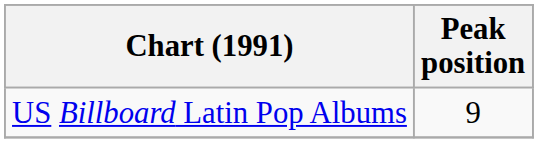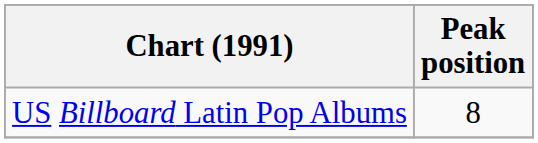(473, 112) 9 -> (473, 112) 8
